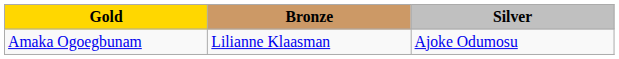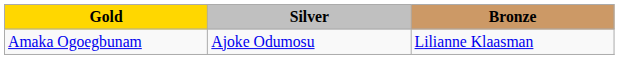columns swapped: (513, 16) <-> (309, 16)
